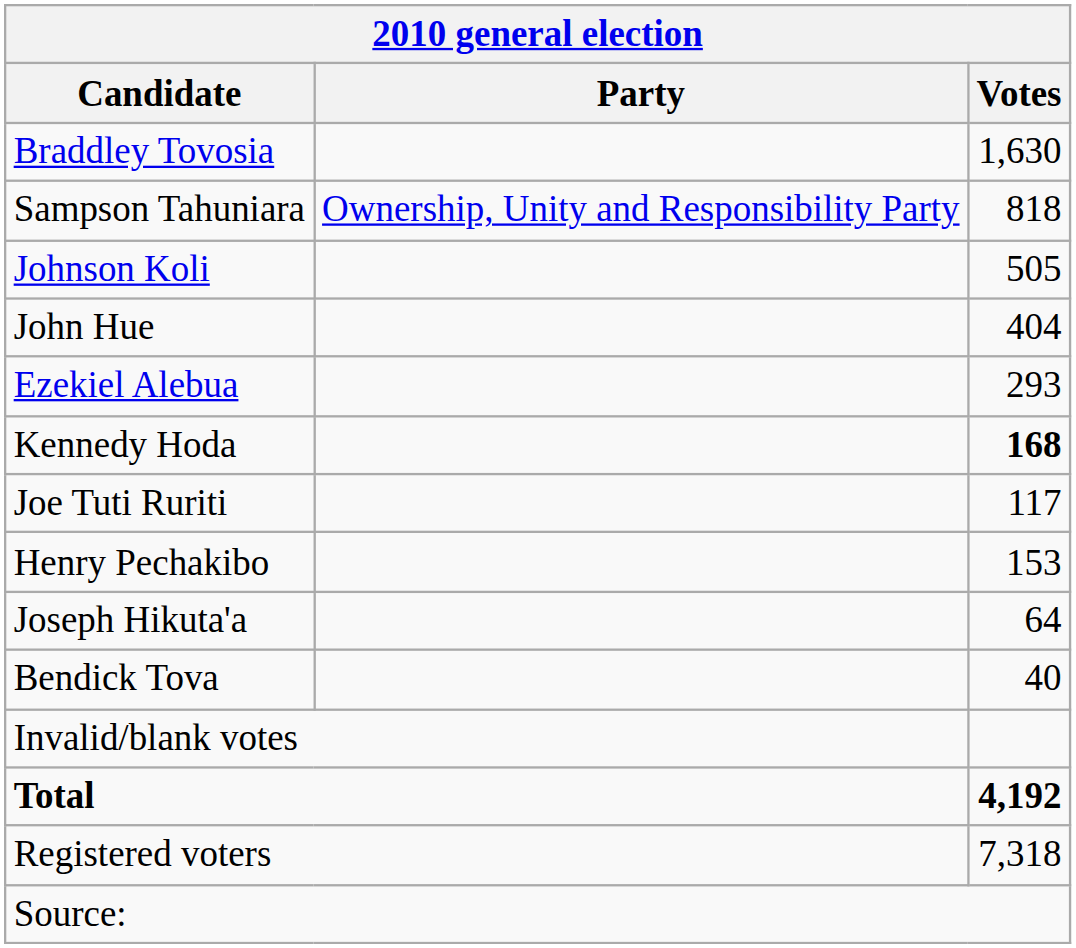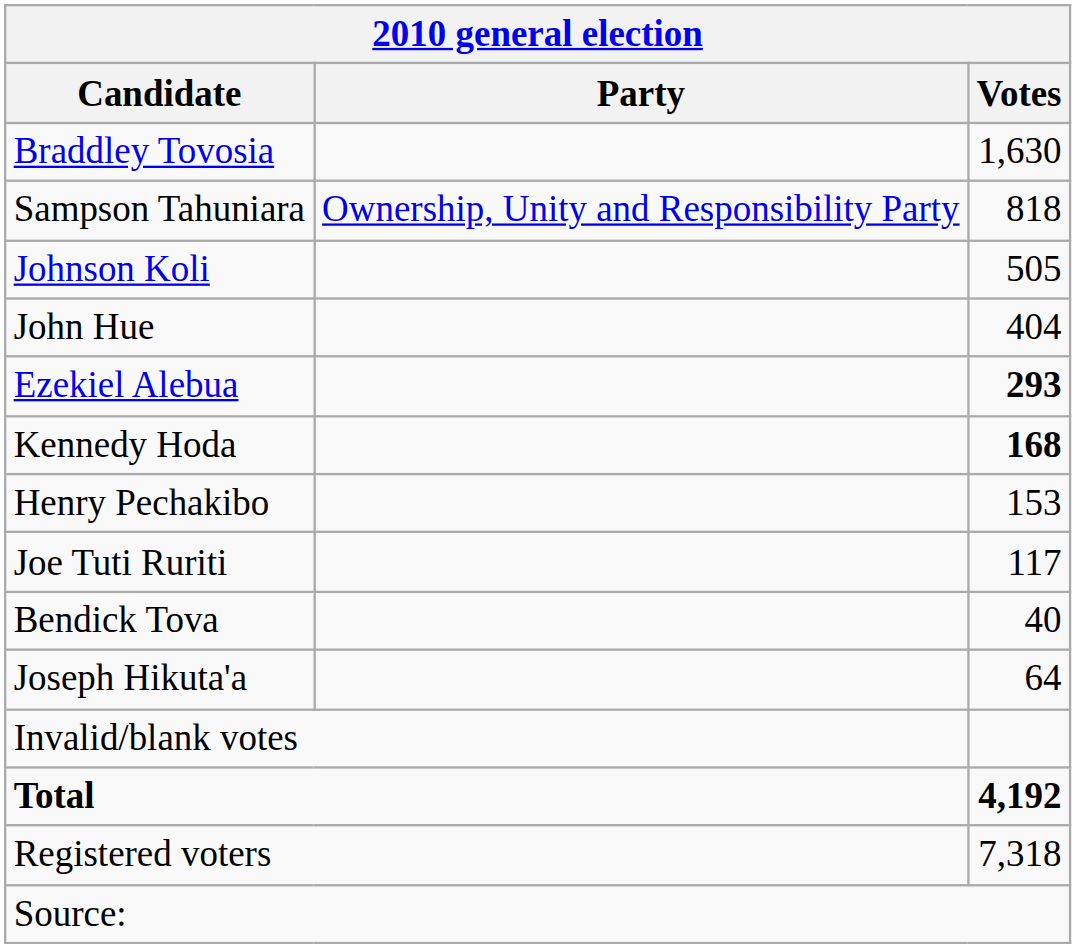(1034, 385) normal -> (1034, 385) bold
rows swapped: (141, 561) <-> (120, 502)
rows swapped: (130, 619) <-> (116, 678)
